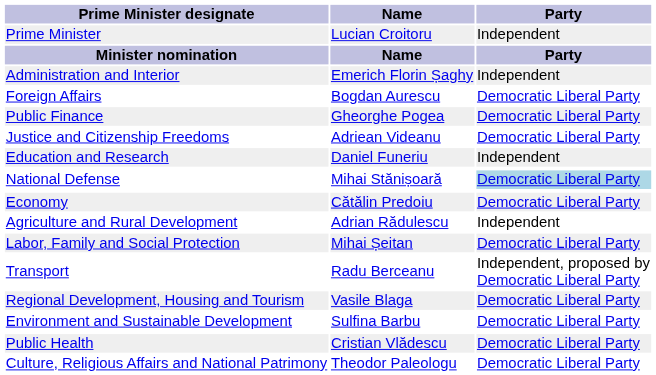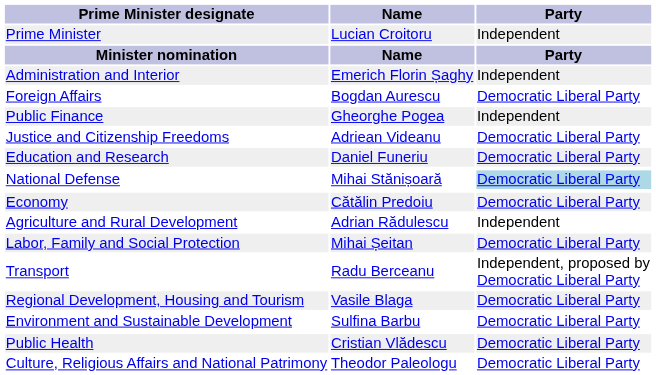(558, 116) Democratic Liberal Party -> (518, 116) Independent
(518, 157) Independent -> (558, 157) Democratic Liberal Party
